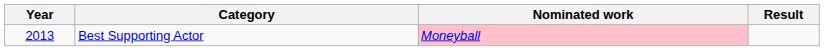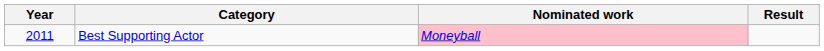(40, 35) 2013 -> (40, 35) 2011
